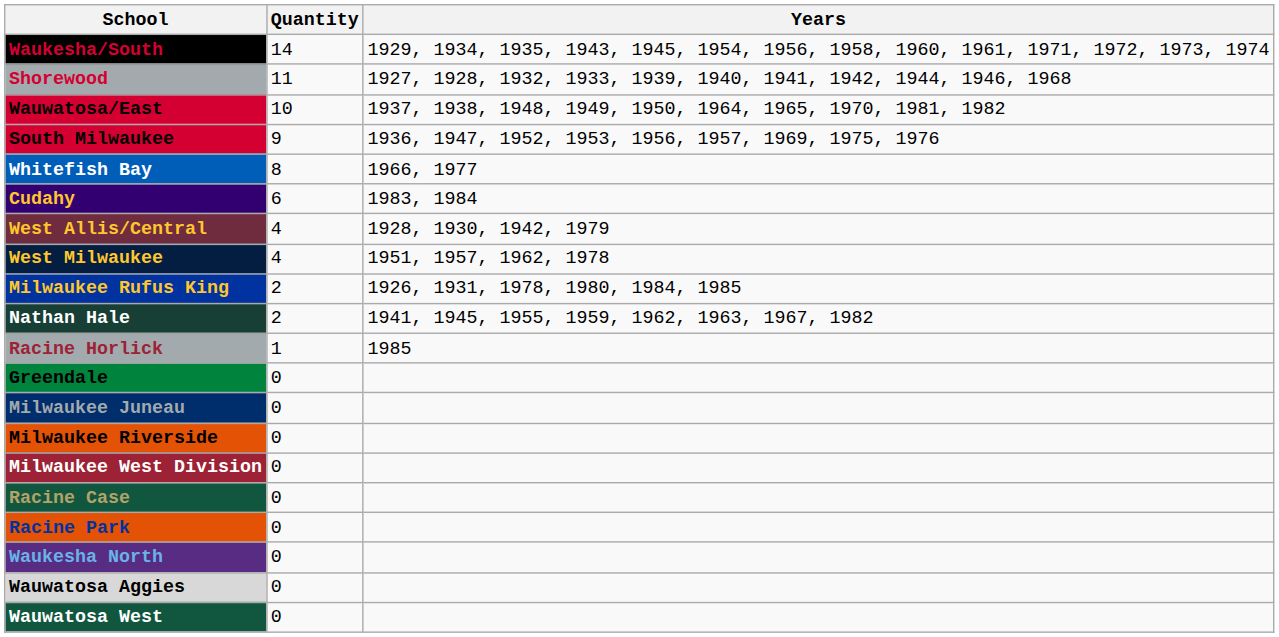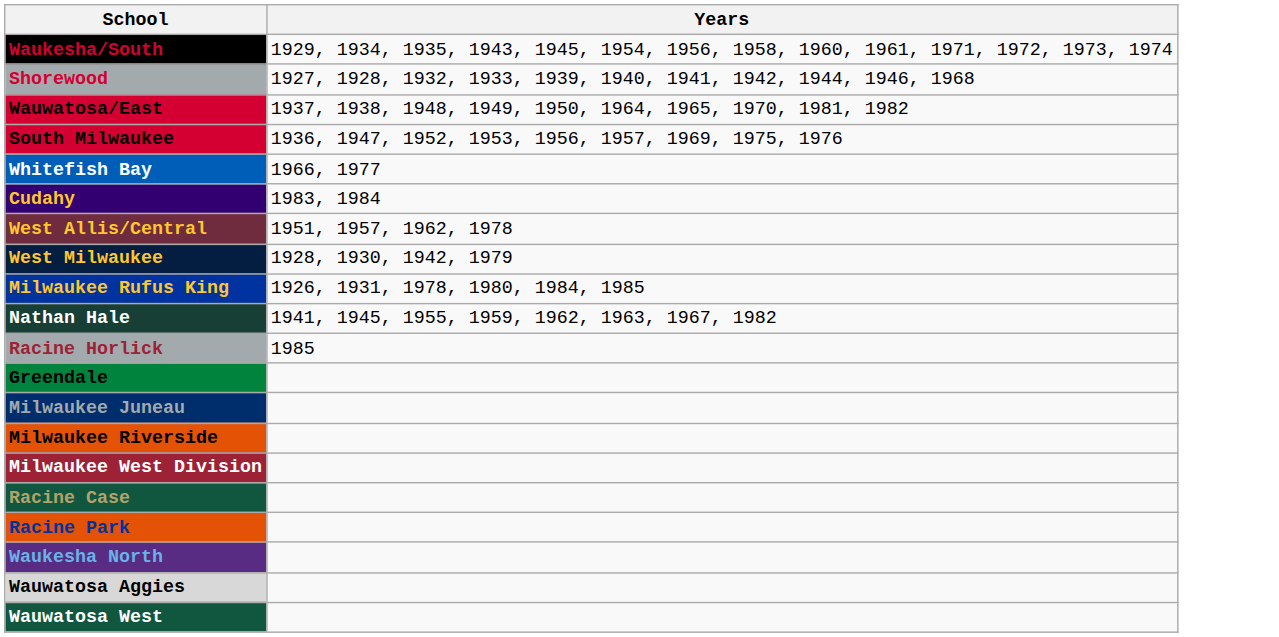- column: (315, 20)
(489, 229) 1928, 1930, 1942, 1979 -> (392, 229) 1951, 1957, 1962, 1978
(489, 259) 1951, 1957, 1962, 1978 -> (392, 259) 1928, 1930, 1942, 1979
